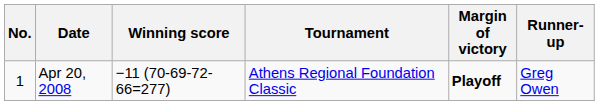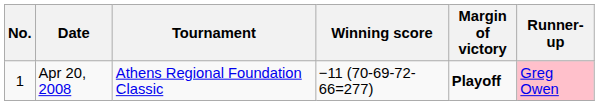columns swapped: (347, 33) <-> (179, 33)
(540, 81) no background -> (540, 81) pink background
